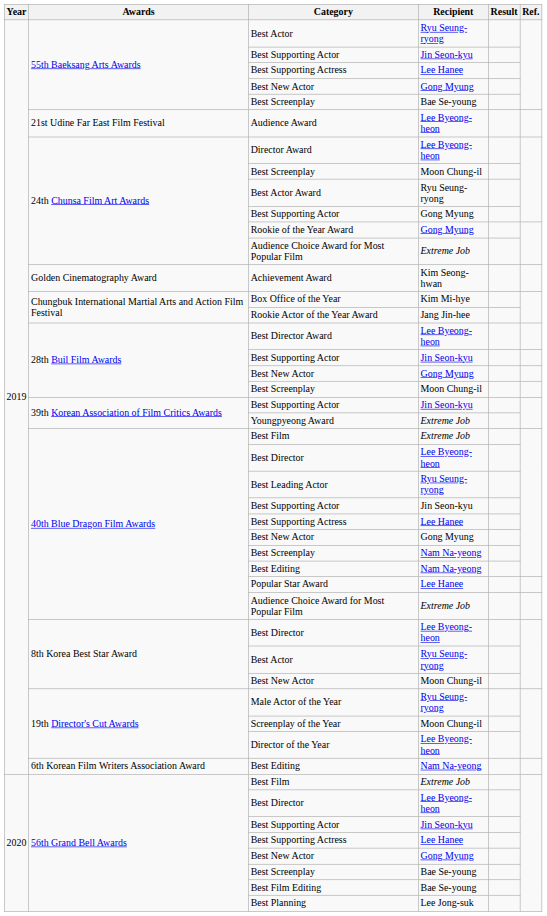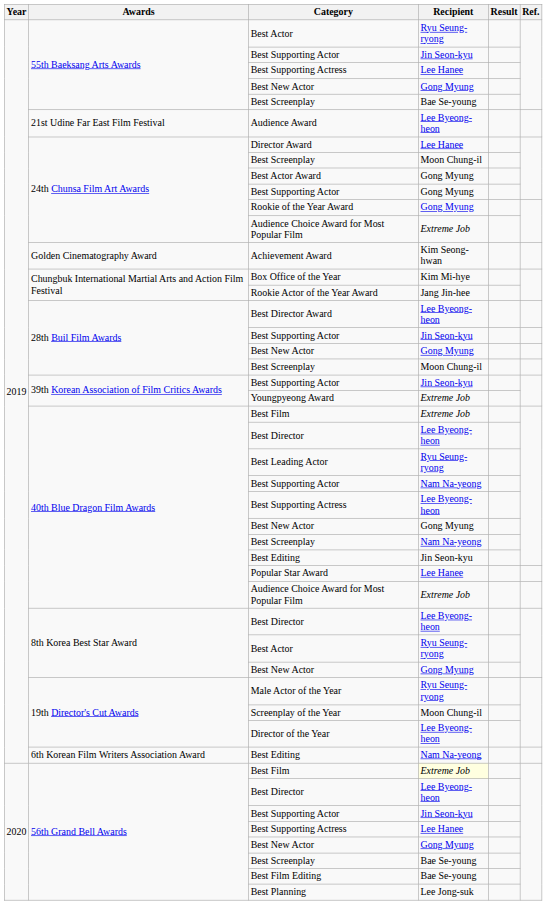(446, 150) Lee Byeong-heon -> (442, 144) Lee Hanee
(444, 193) Ryu Seung-ryong -> (447, 176) Gong Myung
(447, 506) Jin Seon-kyu -> (451, 483) Nam Na-yeong
(442, 521) Lee Hanee -> (446, 505) Lee Byeong-heon
(451, 569) Nam Na-yeong -> (447, 557) Jin Seon-kyu
(451, 681) Moon Chung-il -> (447, 670) Gong Myung
(445, 782) no background -> (445, 771) lightyellow background
